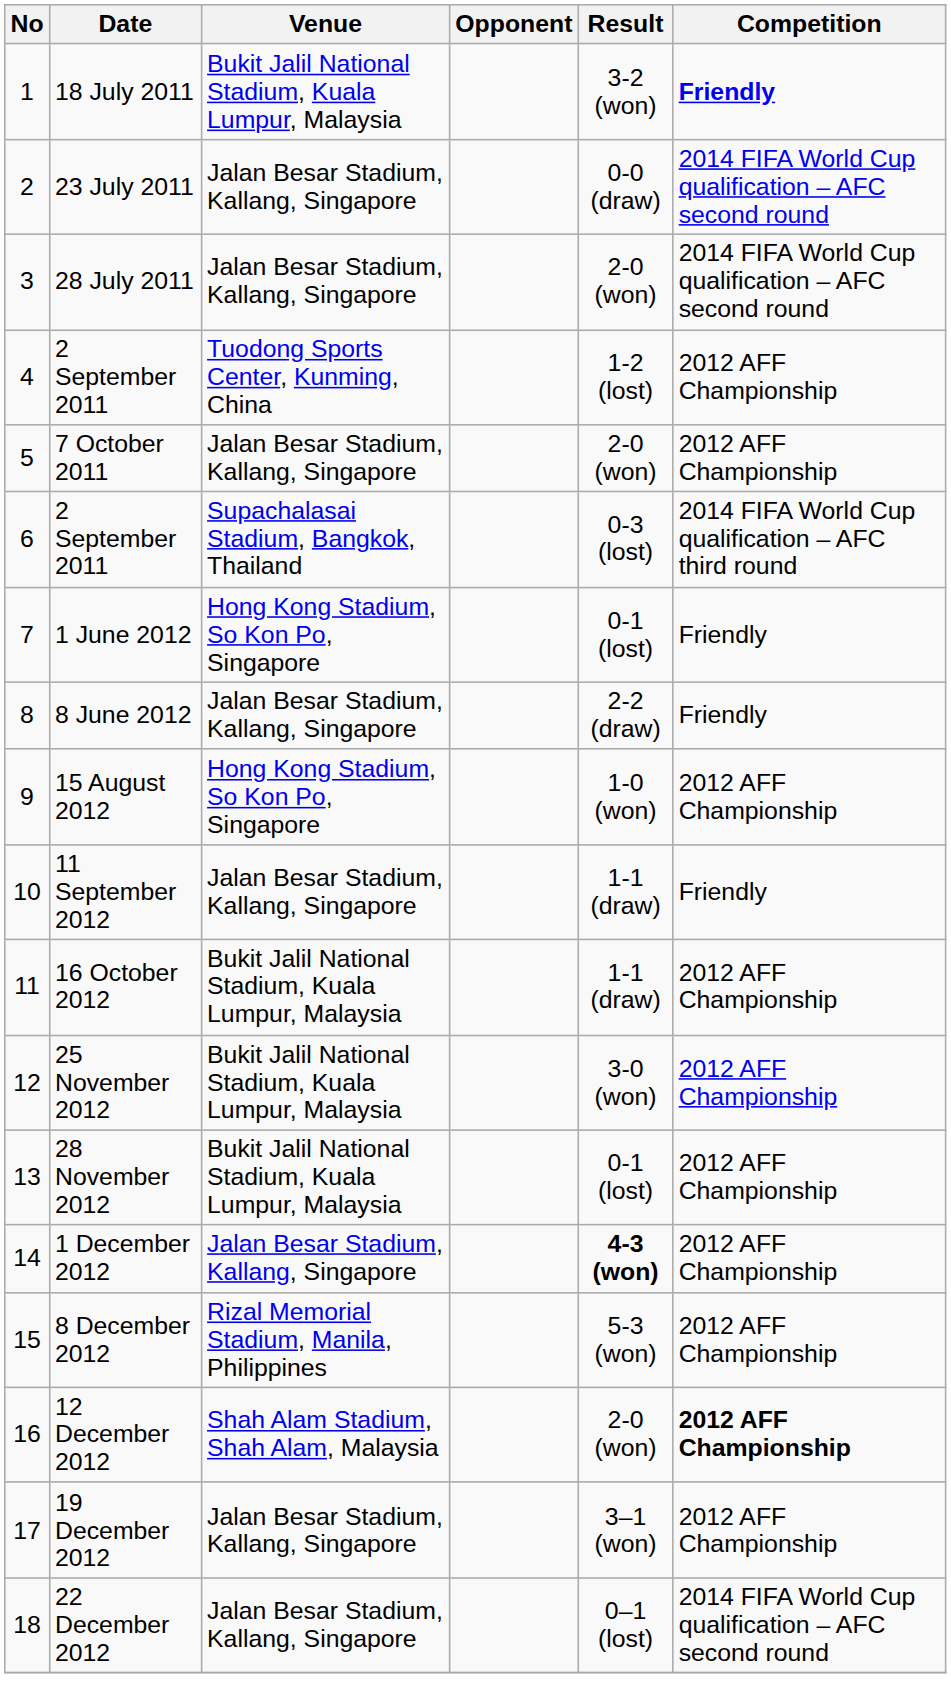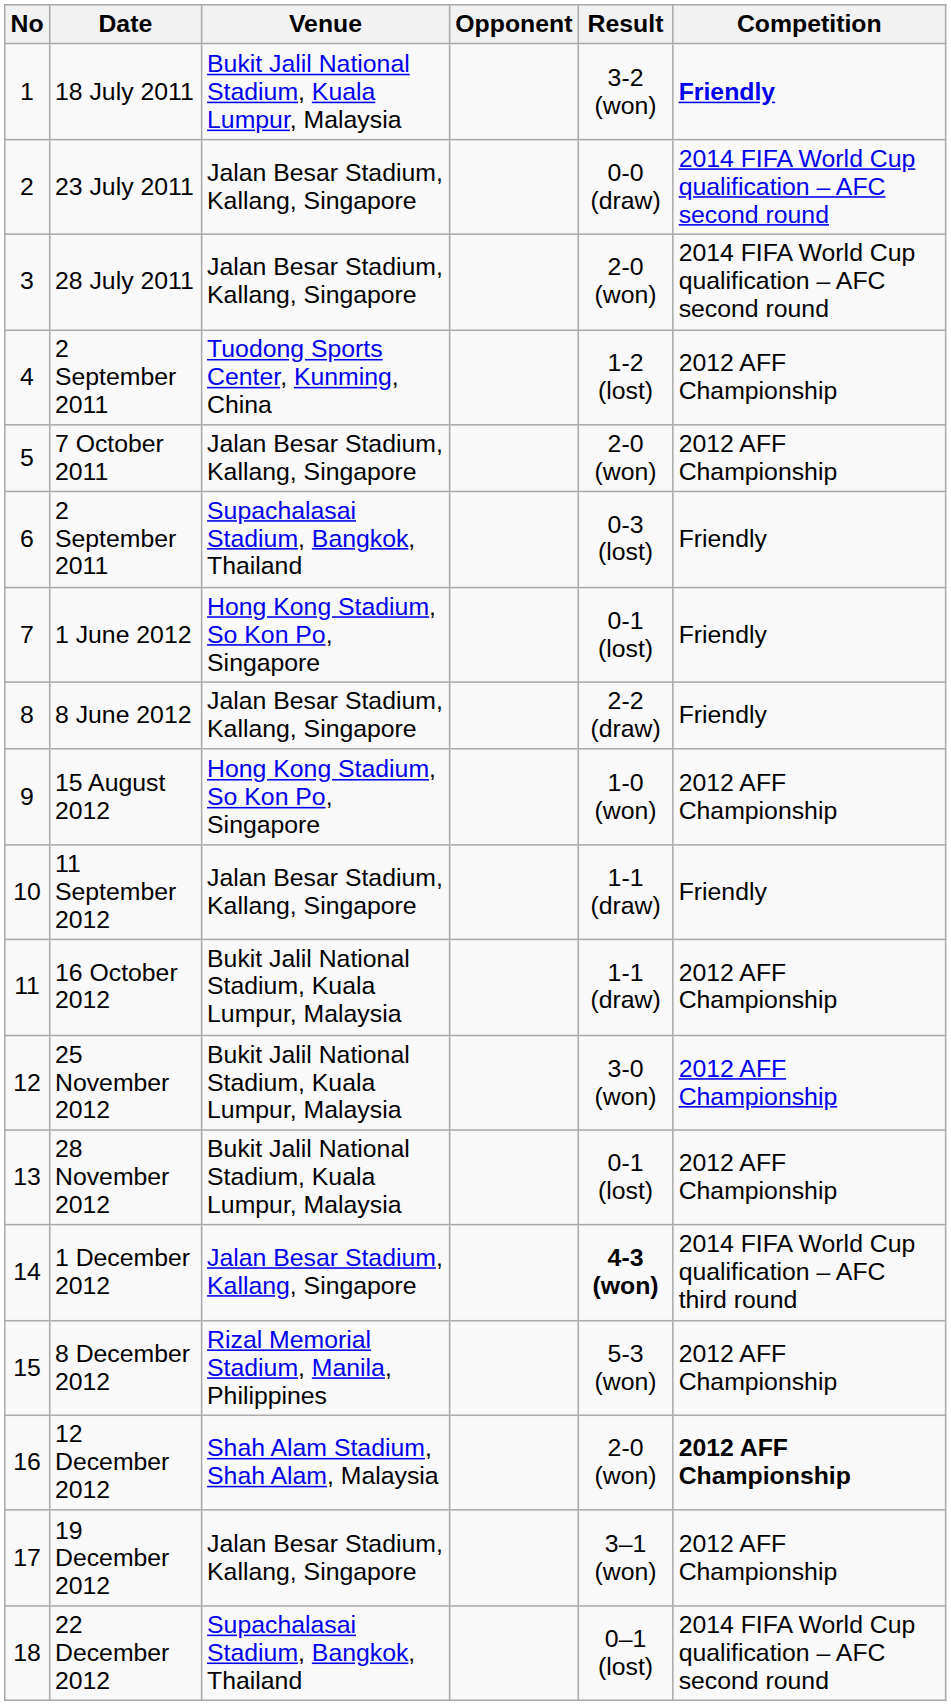(797, 539) 2014 FIFA World Cup qualification – AFC third round -> (723, 539) Friendly
(758, 1258) 2012 AFF Championship -> (797, 1272) 2014 FIFA World Cup qualification – AFC third round
(325, 1624) Jalan Besar Stadium, Kallang, Singapore -> (311, 1652) Supachalasai Stadium, Bangkok, Thailand
